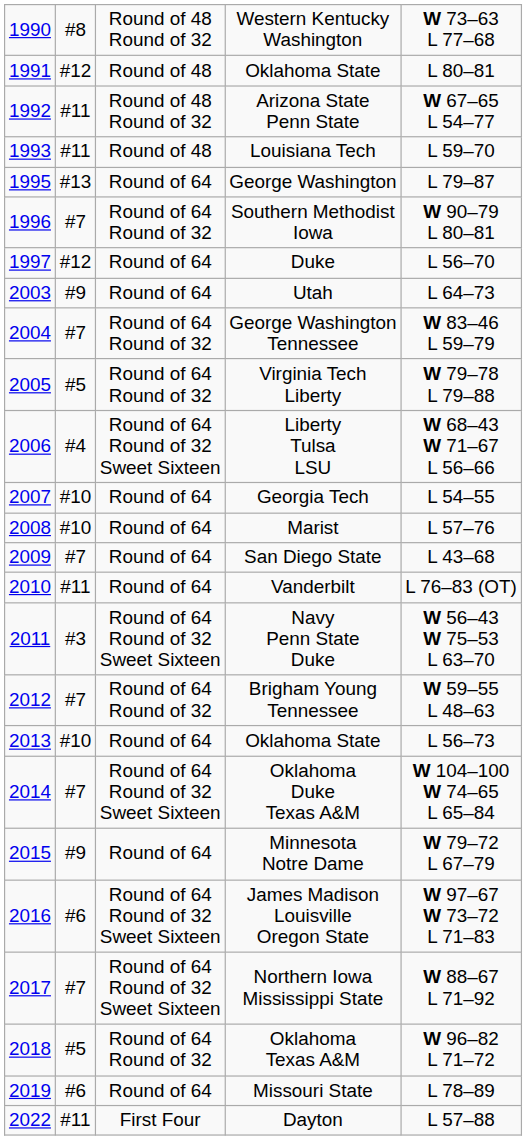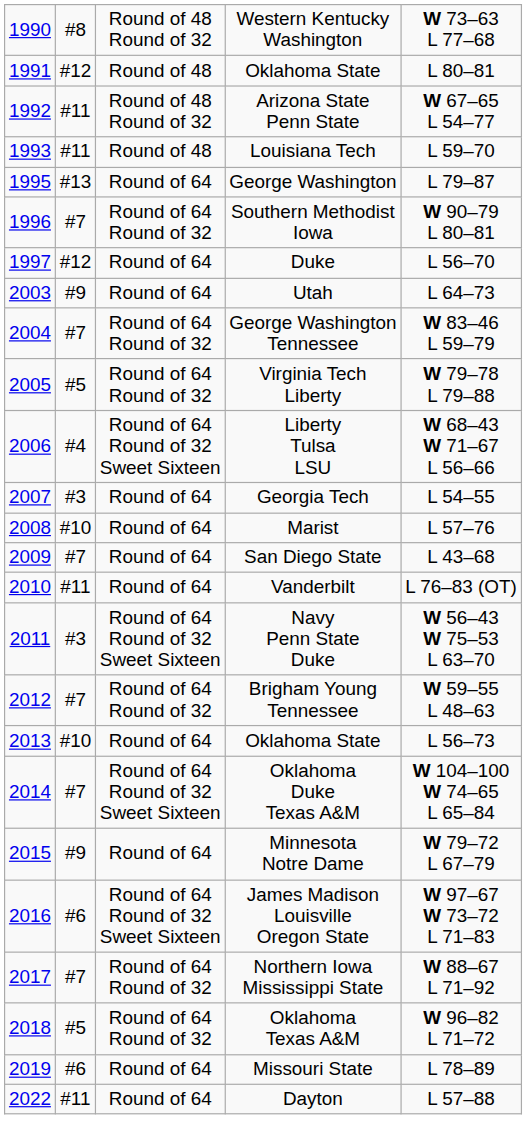(75, 497) #10 -> (75, 497) #3
(160, 988) Round of 64 Round of 32 Sweet Sixteen -> (160, 977) Round of 64 Round of 32
(160, 1120) First Four -> (160, 1099) Round of 64
